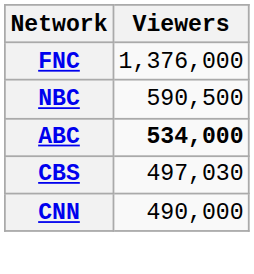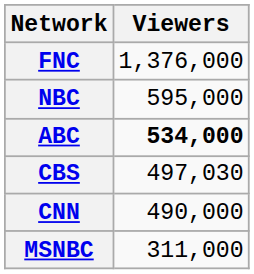(195, 99) 590,500 -> (195, 99) 595,000
+ row: (59, 250)
